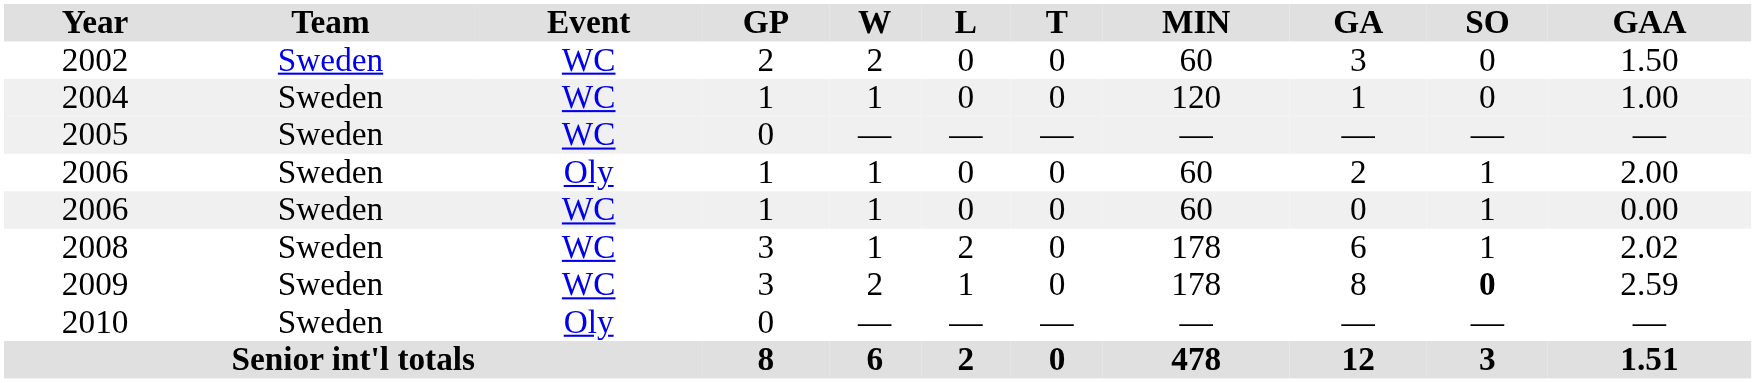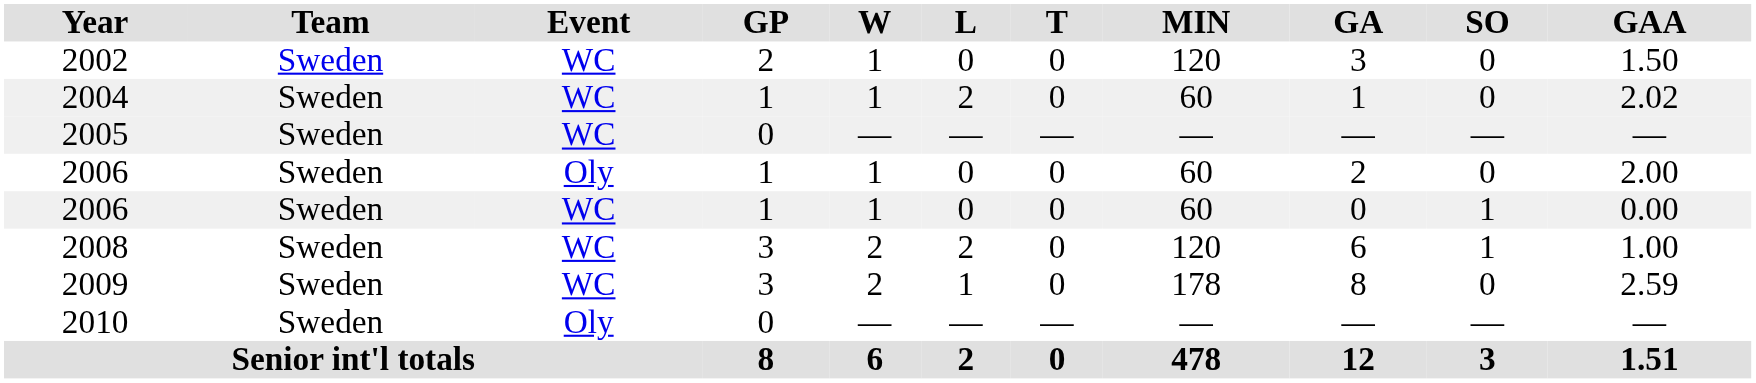(875, 59) 2 -> (875, 59) 1
(1196, 59) 60 -> (1196, 59) 120
(966, 97) 0 -> (966, 97) 2
(1196, 97) 120 -> (1196, 97) 60
(1649, 97) 1.00 -> (1649, 97) 2.02
(1487, 171) 1 -> (1487, 171) 0
(875, 246) 1 -> (875, 246) 2
(1196, 246) 178 -> (1196, 246) 120
(1649, 246) 2.02 -> (1649, 246) 1.00
(1487, 284) bold -> (1487, 284) normal
